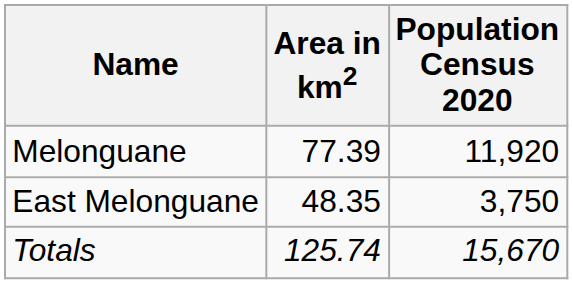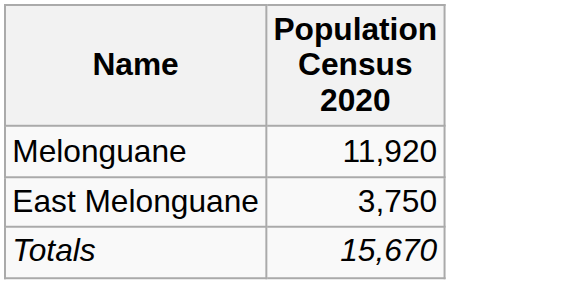- column: (327, 65)
